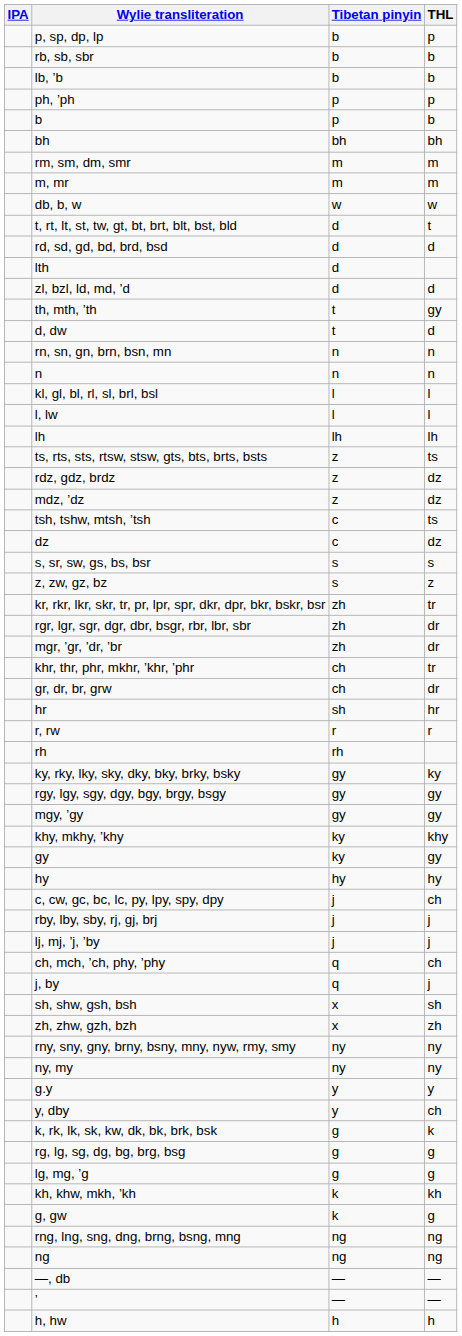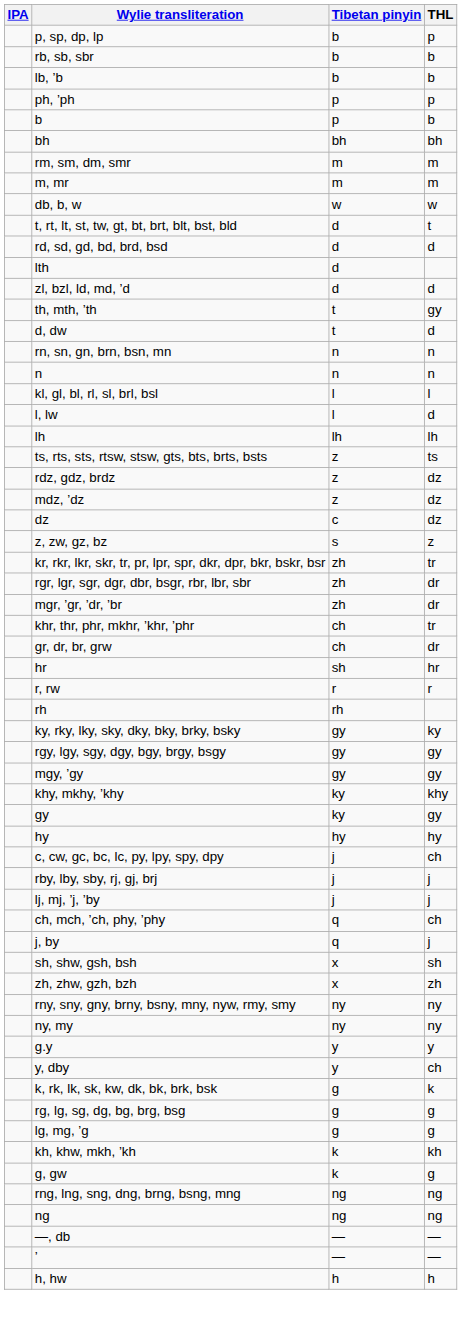(429, 415) l -> (431, 415) d
- row: (93, 520)
- row: (93, 562)
